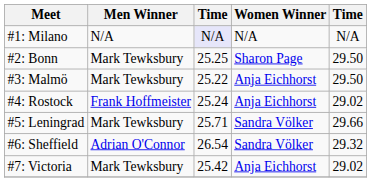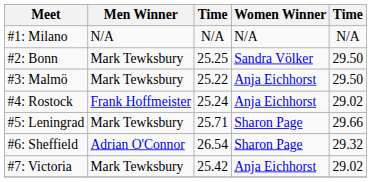(213, 36) lavender background -> (213, 36) no background
(268, 58) Sharon Page -> (274, 58) Sandra Völker
(274, 123) Sandra Völker -> (268, 123) Sharon Page
(274, 144) Sandra Völker -> (268, 144) Sharon Page
